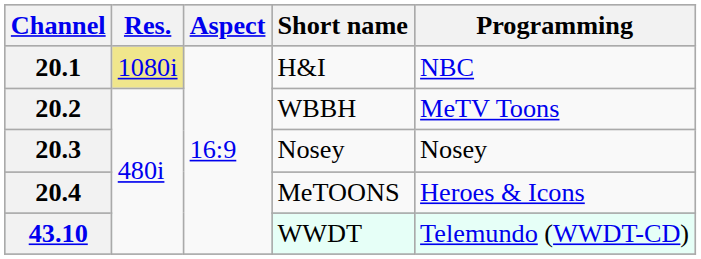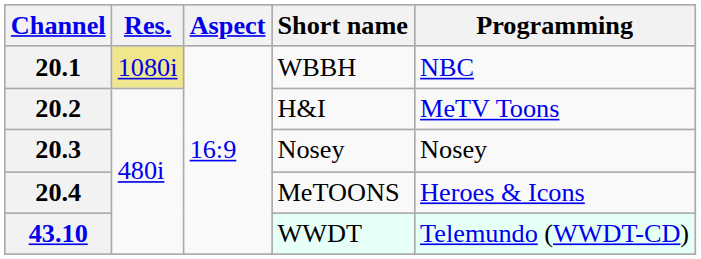(302, 66) H&I -> (317, 66) WBBH
(317, 108) WBBH -> (302, 108) H&I
